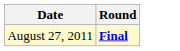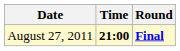+ column: (114, 14)
